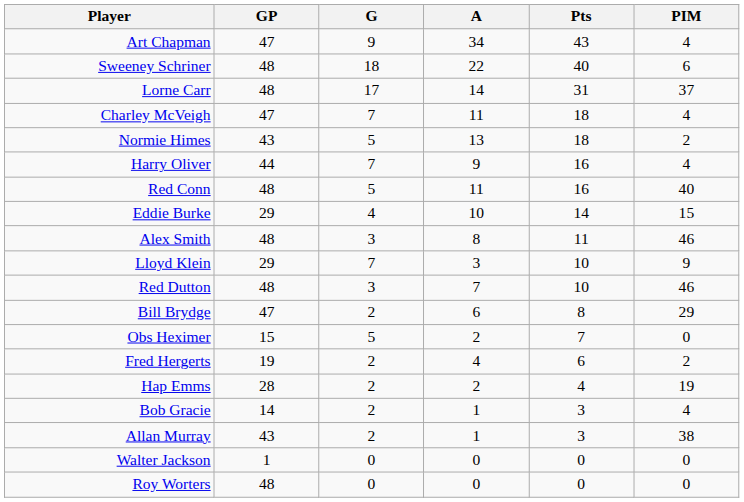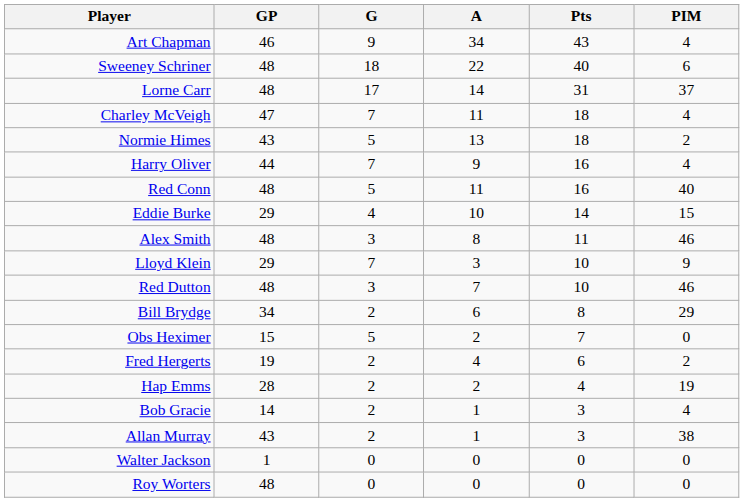(267, 41) 47 -> (267, 41) 46
(267, 312) 47 -> (267, 312) 34
